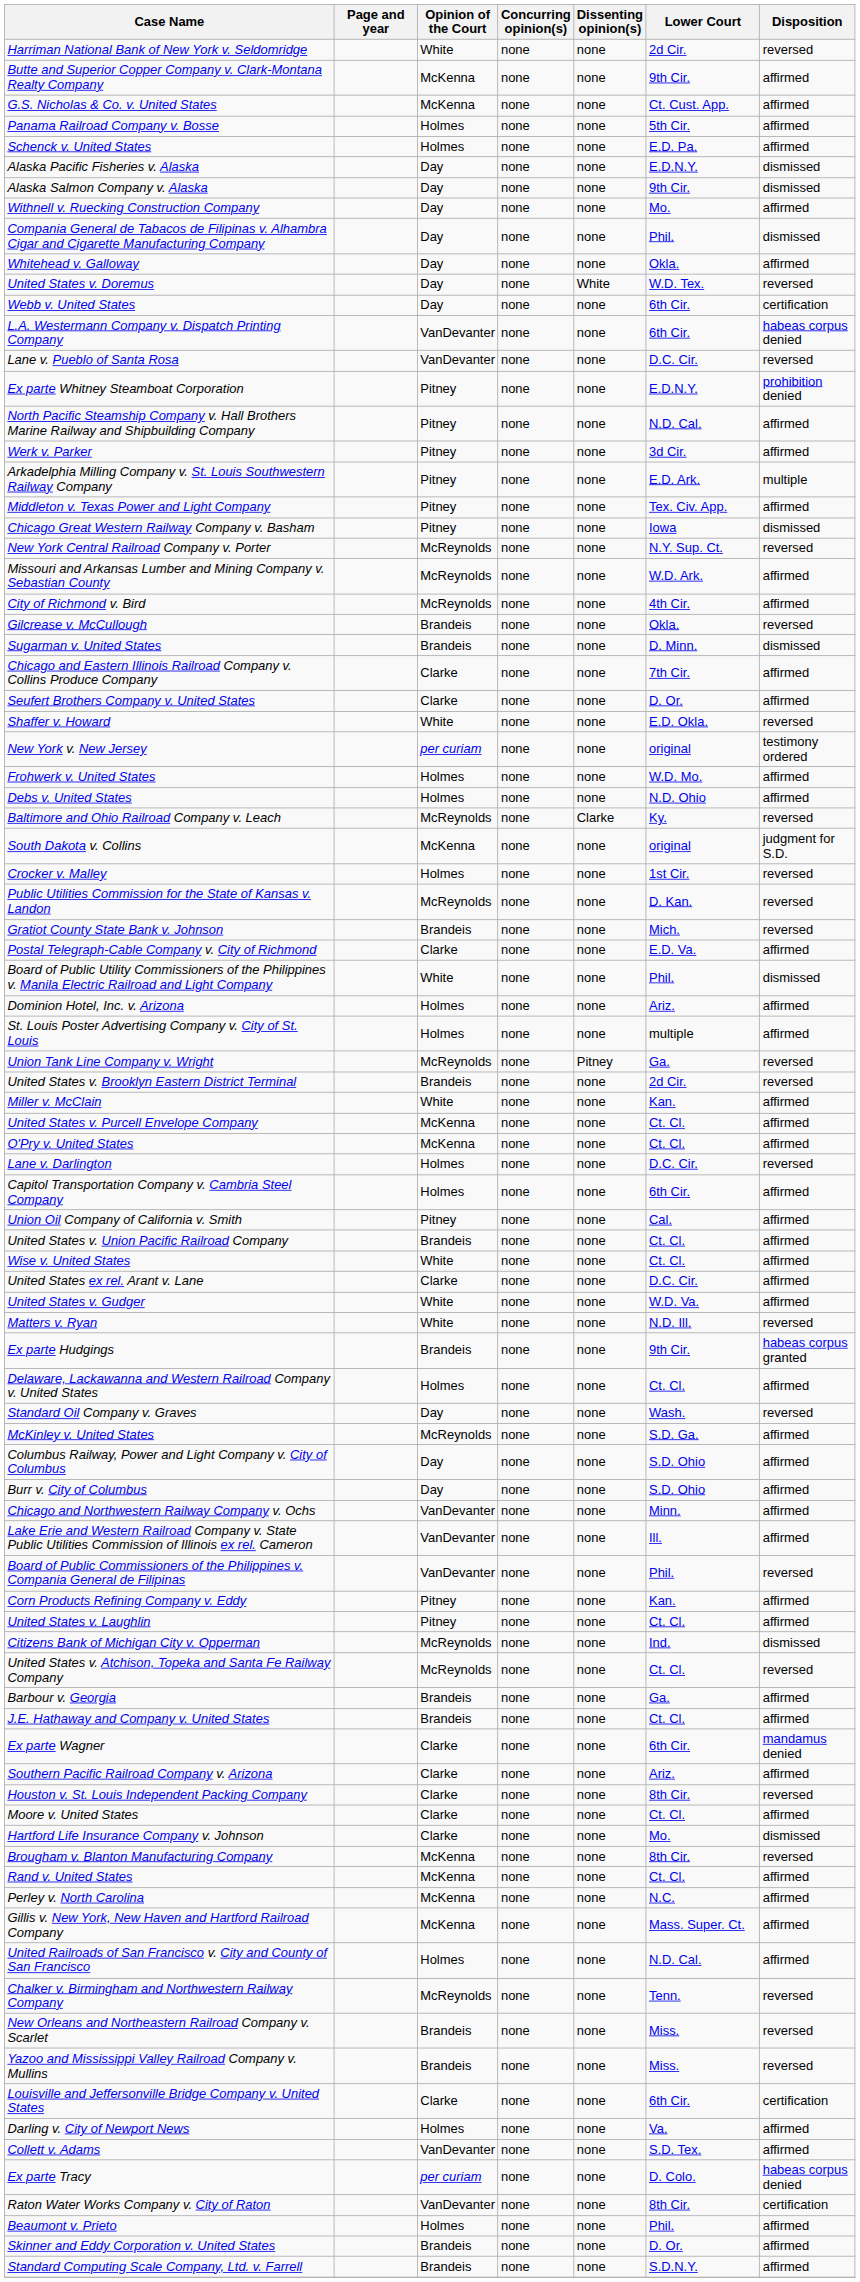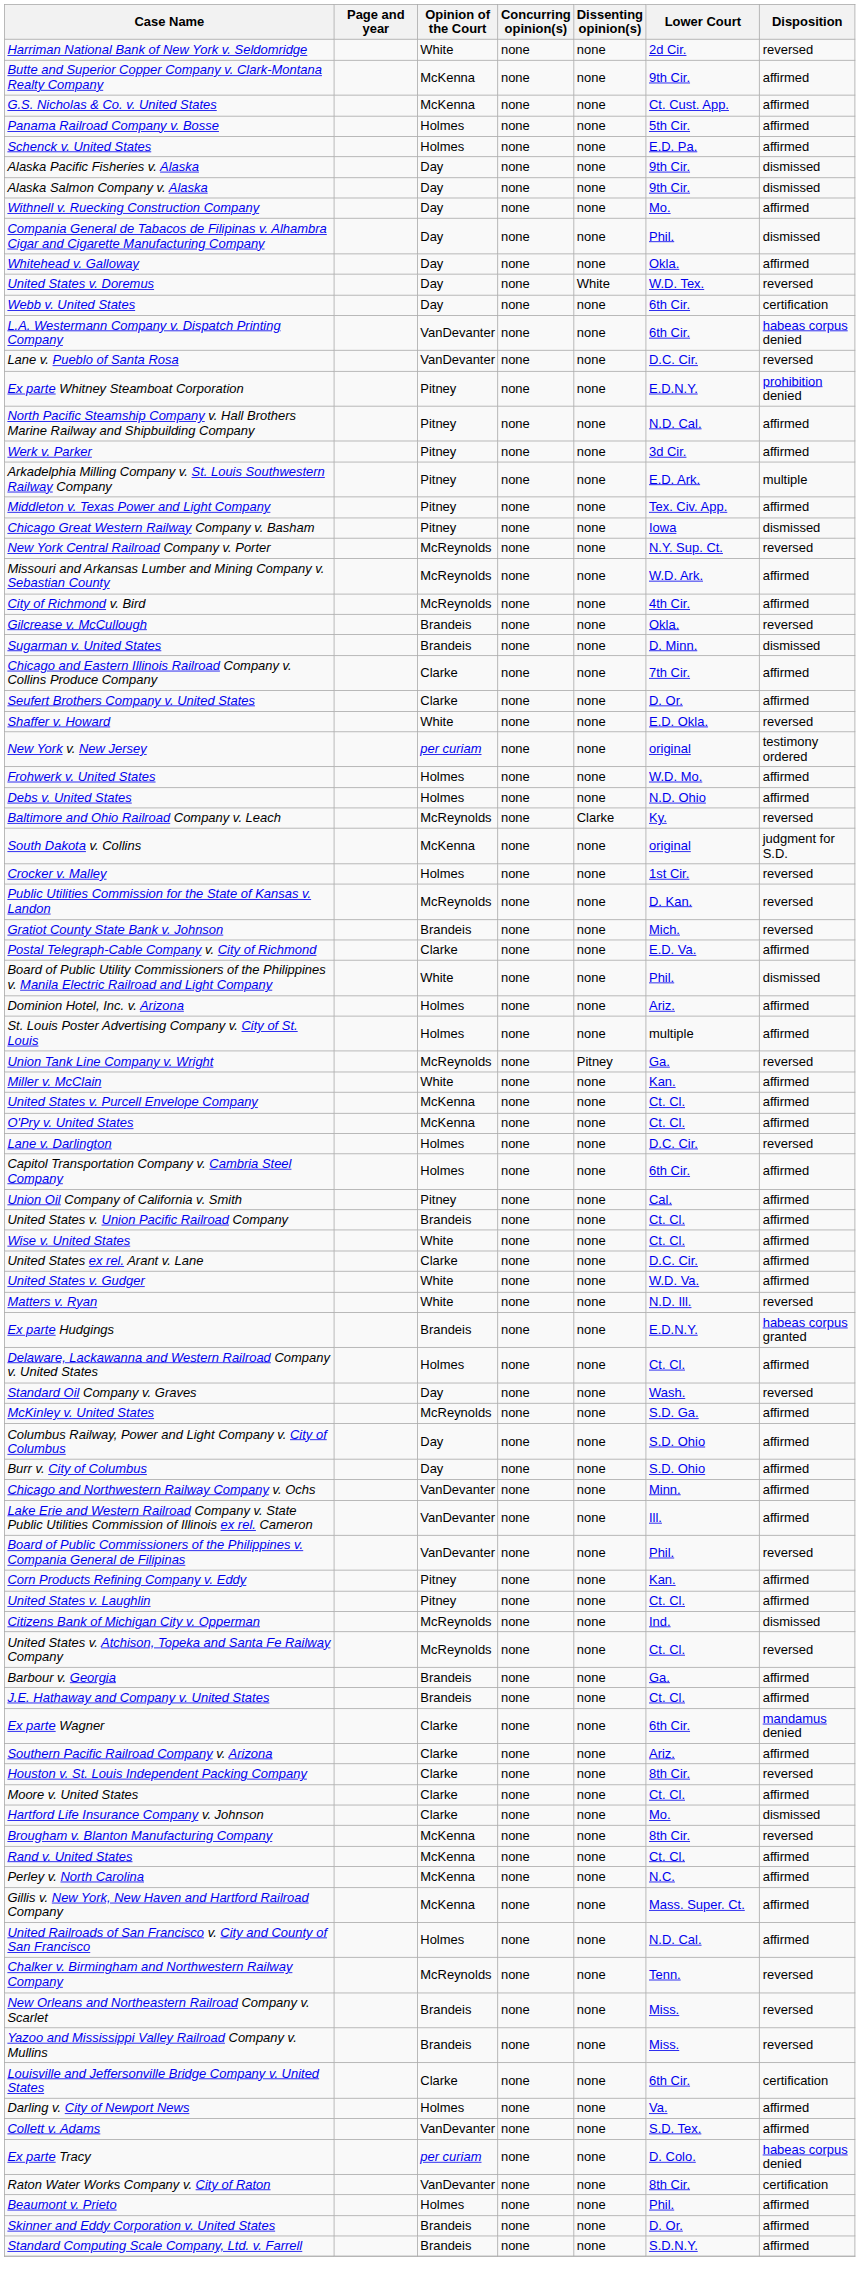(673, 167) E.D.N.Y. -> (670, 167) 9th Cir.
- row: (152, 1082)
(670, 1350) 9th Cir. -> (673, 1330) E.D.N.Y.
